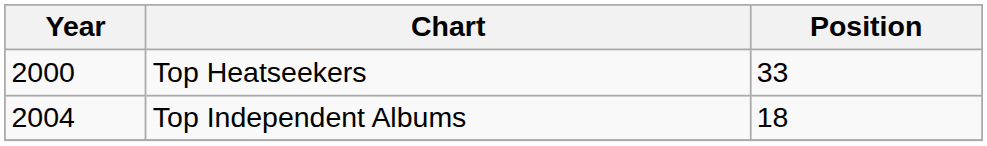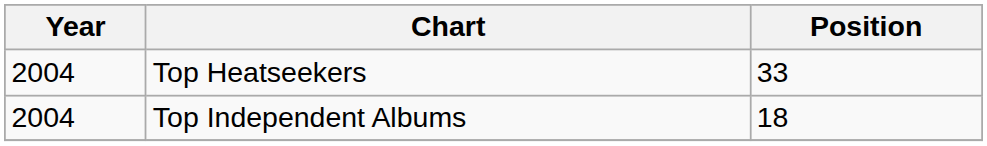(43, 72) 2000 -> (43, 72) 2004
